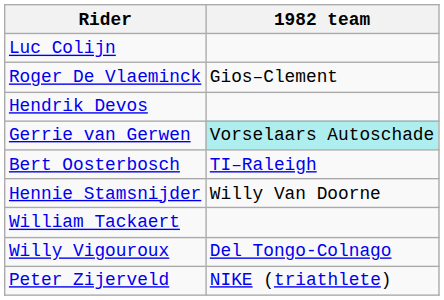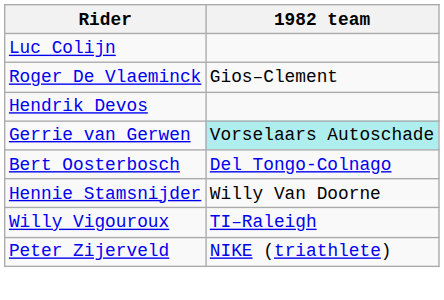(263, 164) TI–Raleigh -> (301, 164) Del Tongo-Colnago
- row: (94, 222)
(301, 251) Del Tongo-Colnago -> (263, 222) TI–Raleigh
